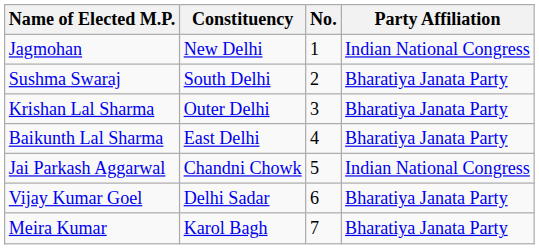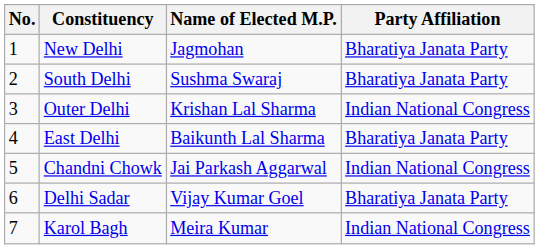columns swapped: (323, 19) <-> (92, 19)
(437, 49) Indian National Congress -> (426, 49) Bharatiya Janata Party
(426, 109) Bharatiya Janata Party -> (437, 109) Indian National Congress
(426, 228) Bharatiya Janata Party -> (437, 228) Indian National Congress
